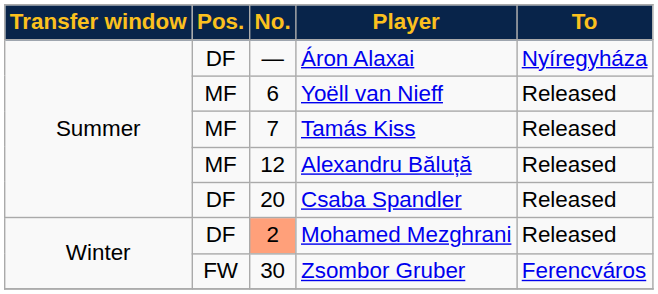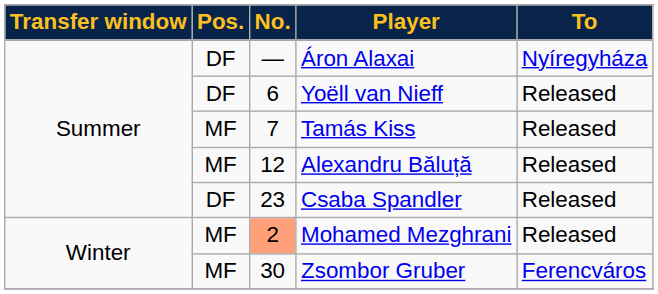(221, 93) MF -> (221, 93) DF
(273, 199) 20 -> (273, 199) 23
(221, 235) DF -> (221, 235) MF
(221, 270) FW -> (221, 270) MF
